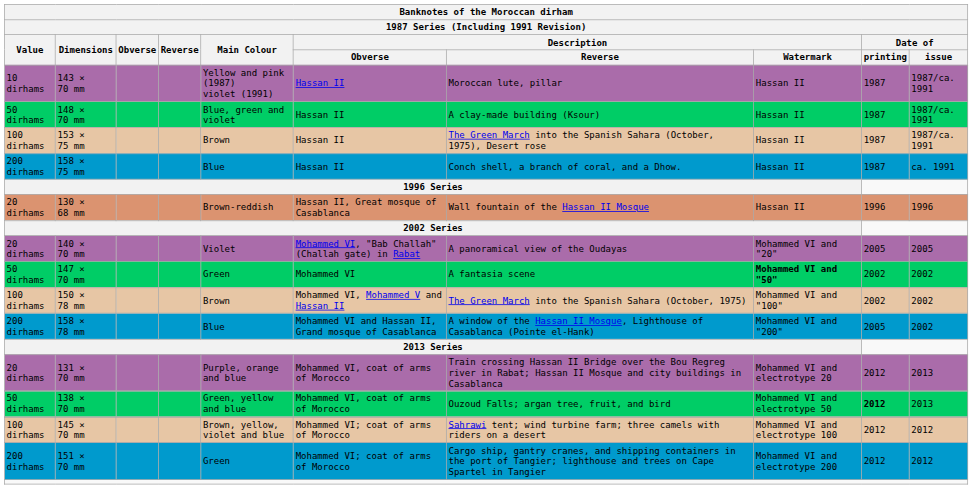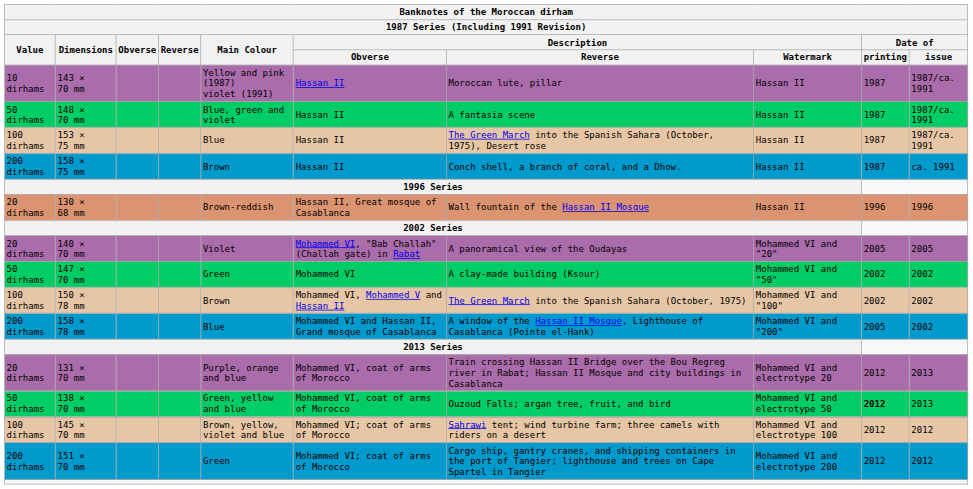(524, 114) A clay-made building (Ksour) -> (492, 114) A fantasia scene
(216, 140) Brown -> (214, 140) Blue
(214, 166) Blue -> (216, 166) Brown
(492, 274) A fantasia scene -> (524, 274) A clay-made building (Ksour)
(796, 274) bold -> (796, 274) normal
